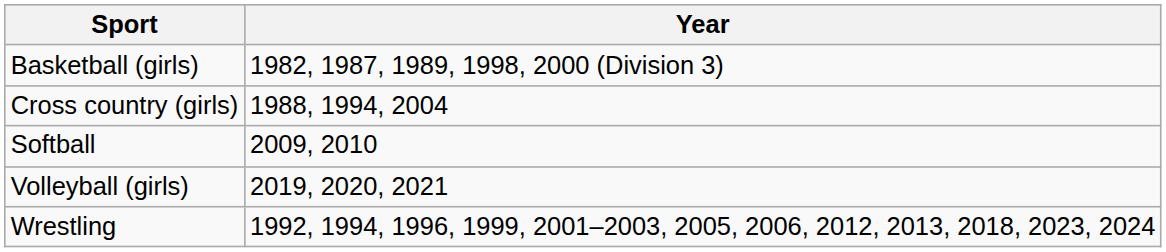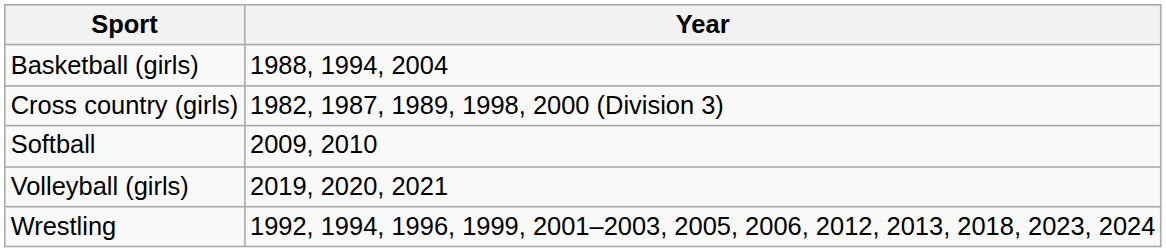(487, 65) 1982, 1987, 1989, 1998, 2000 (Division 3) -> (349, 65) 1988, 1994, 2004
(349, 105) 1988, 1994, 2004 -> (487, 105) 1982, 1987, 1989, 1998, 2000 (Division 3)
